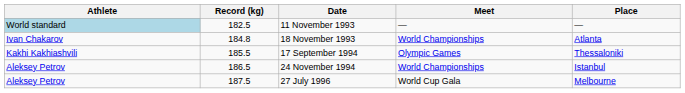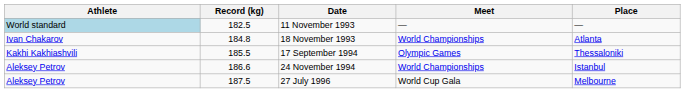(239, 67) 186.5 -> (239, 67) 186.6
